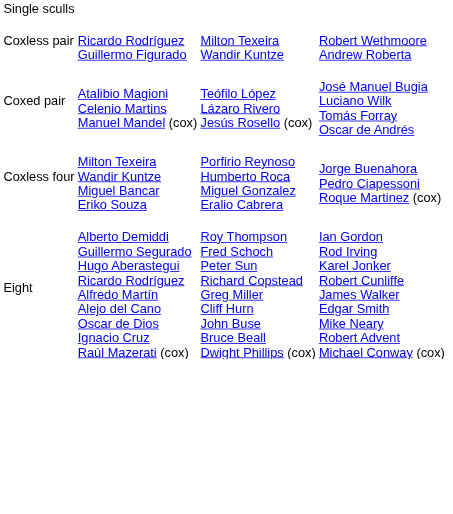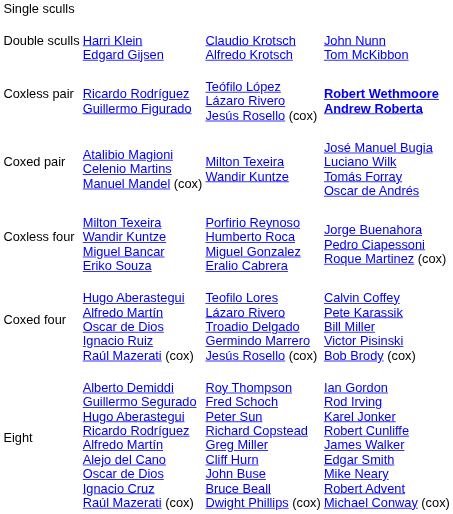+ row: (41, 40)
(242, 47) Milton Texeira Wandir Kuntze -> (261, 101) Teófilo López Lázaro Rivero Jesús Rosello (cox)
(373, 47) normal -> (381, 101) bold
(256, 108) Teófilo López Lázaro Rivero Jesús Rosello (cox) -> (247, 169) Milton Texeira Wandir Kuntze
+ row: (35, 319)
